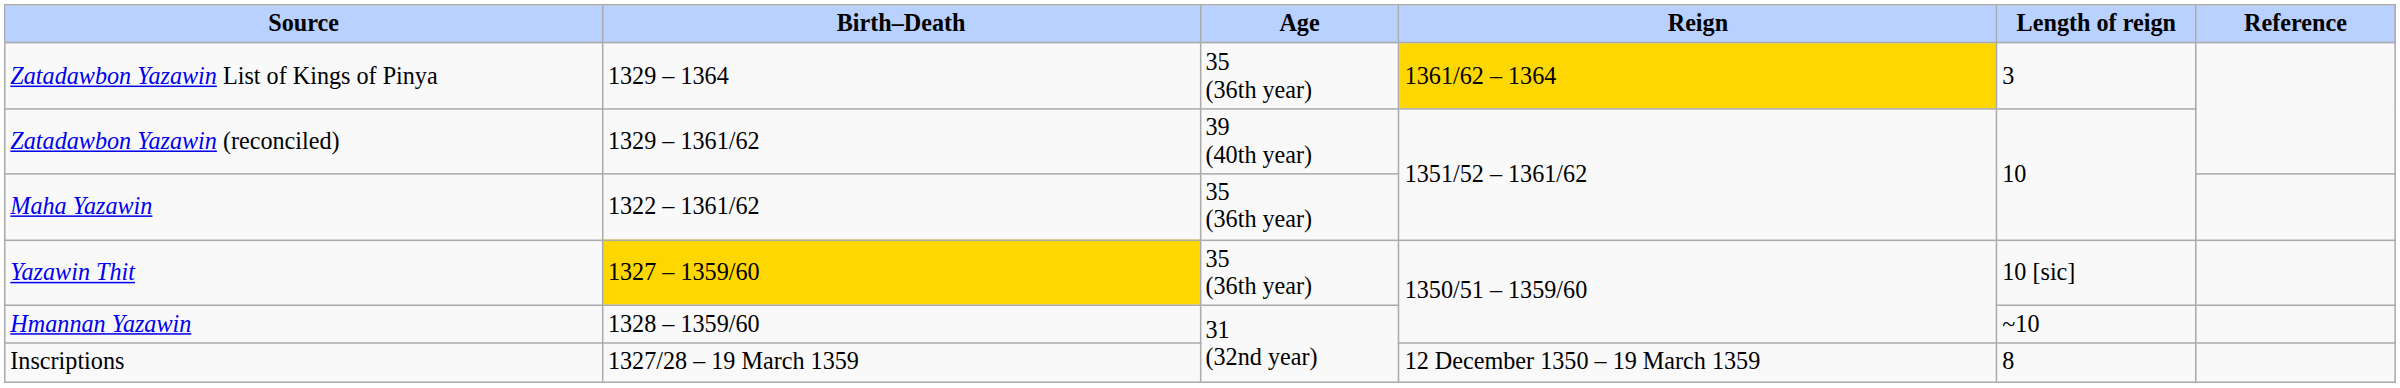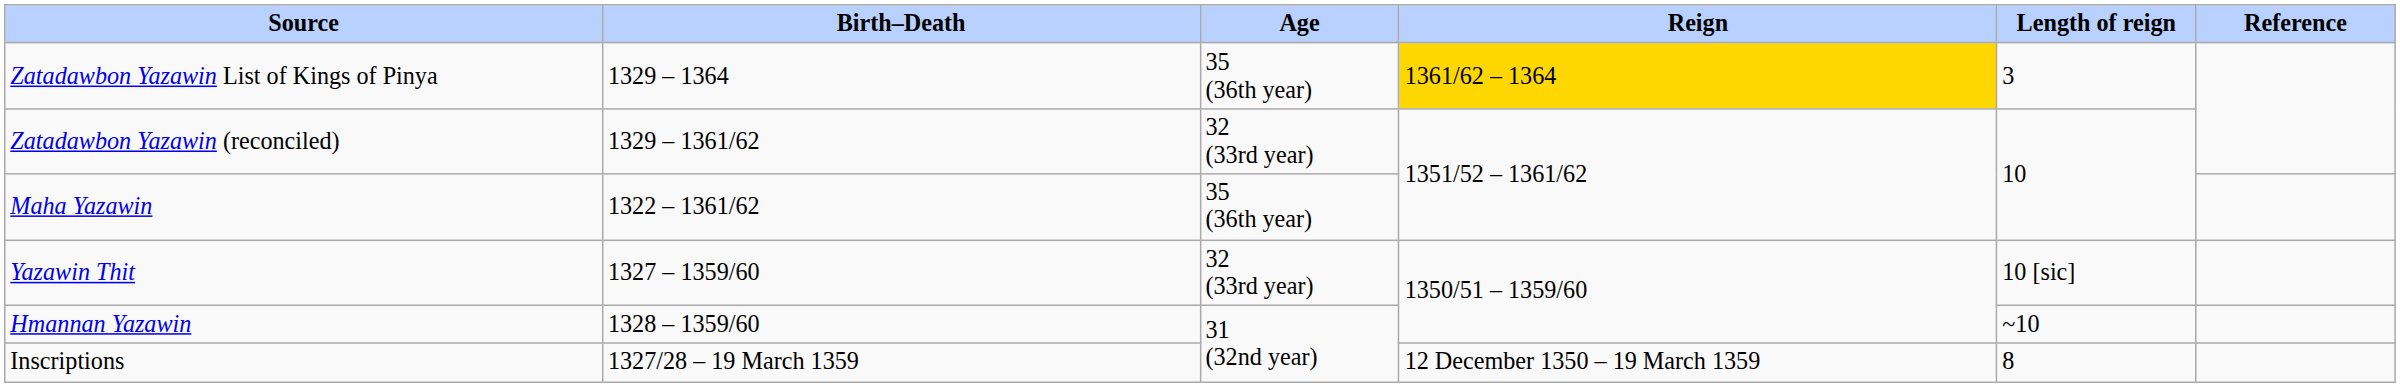(1259, 141) 39 (40th year) -> (1259, 141) 32 (33rd year)
(684, 272) gold background -> (684, 272) no background
(1259, 272) 35 (36th year) -> (1259, 272) 32 (33rd year)
